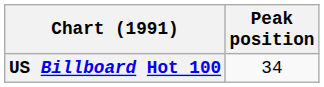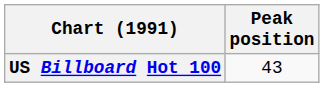(272, 68) 34 -> (272, 68) 43
